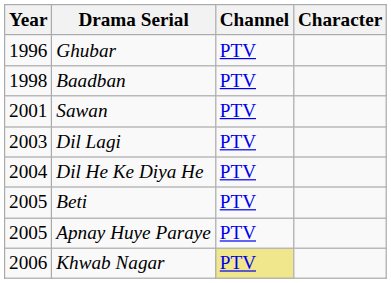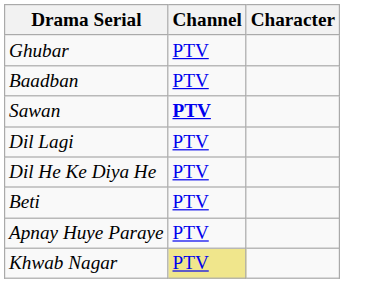- column: (28, 19)
(238, 111) normal -> (192, 111) bold
